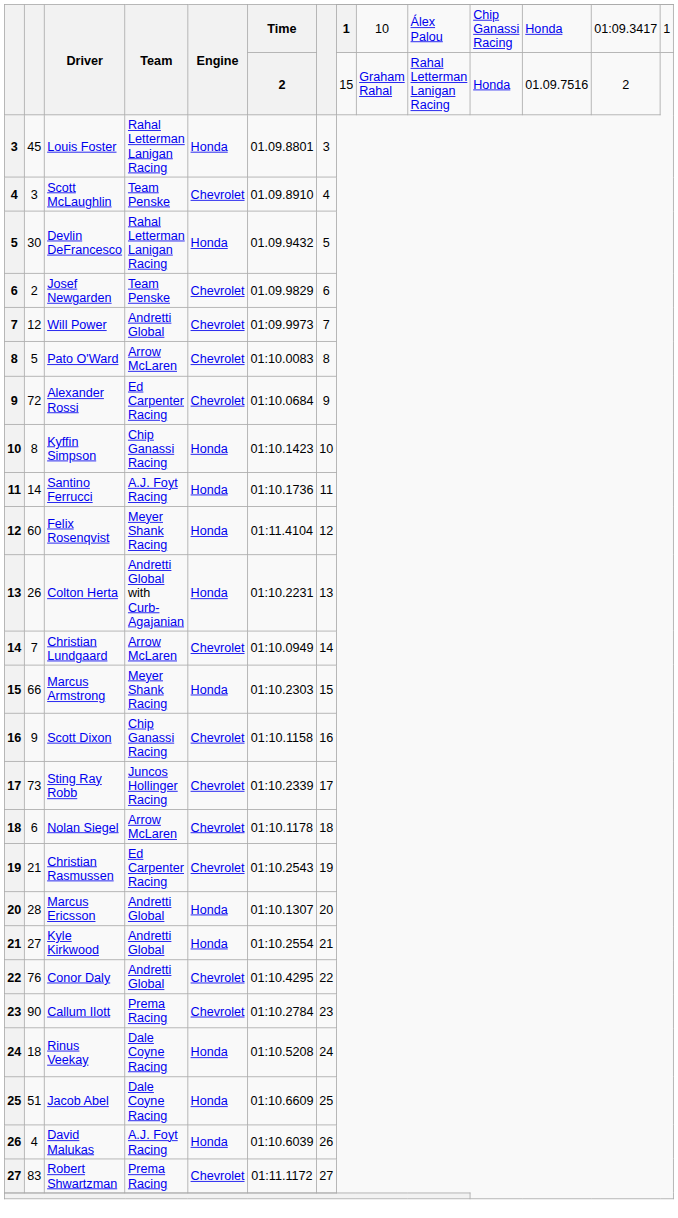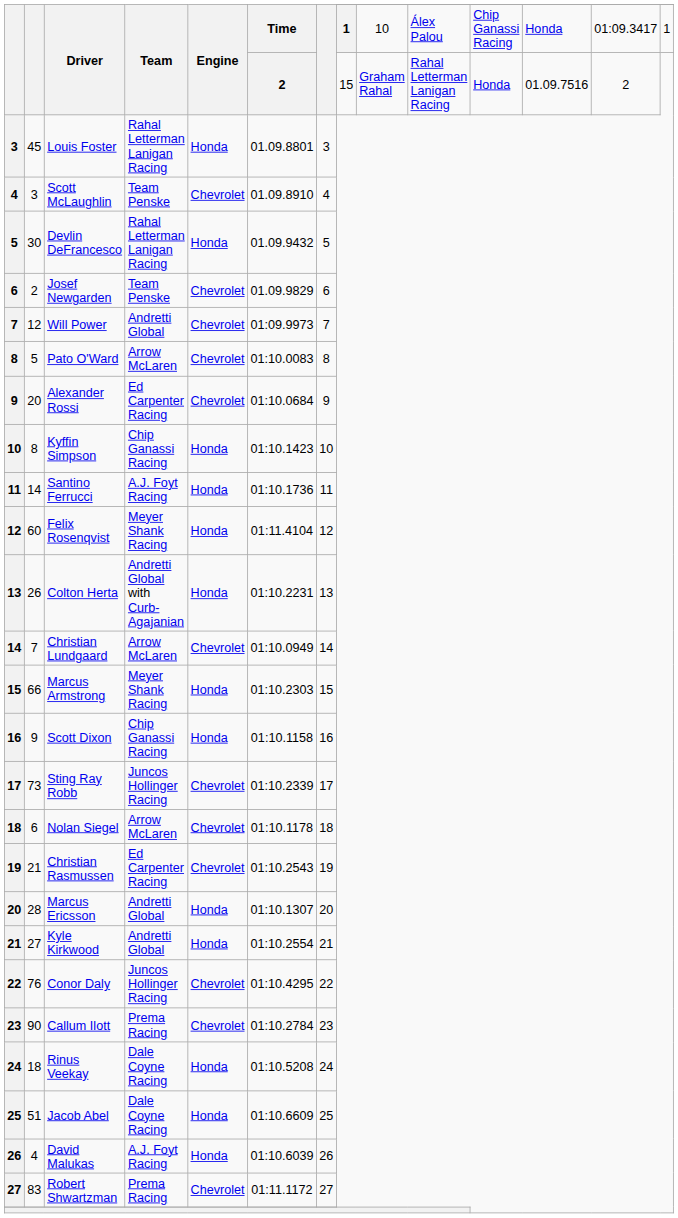(34, 400) 72 -> (34, 400) 20
(218, 737) Chevrolet -> (209, 737) Honda
(150, 977) Andretti Global -> (153, 984) Juncos Hollinger Racing
